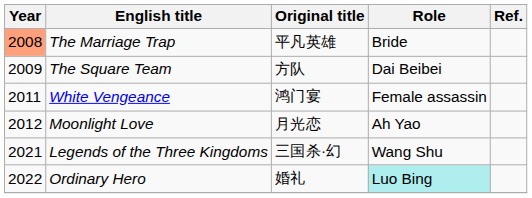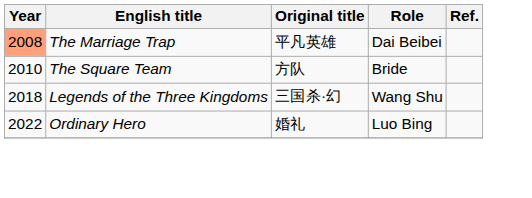(390, 42) Bride -> (407, 42) Dai Beibei
(25, 69) 2009 -> (25, 69) 2010
(407, 69) Dai Beibei -> (390, 69) Bride
- row: (110, 96)
- row: (101, 124)
(25, 151) 2021 -> (25, 96) 2018
(402, 178) paleturquoise background -> (402, 124) no background
